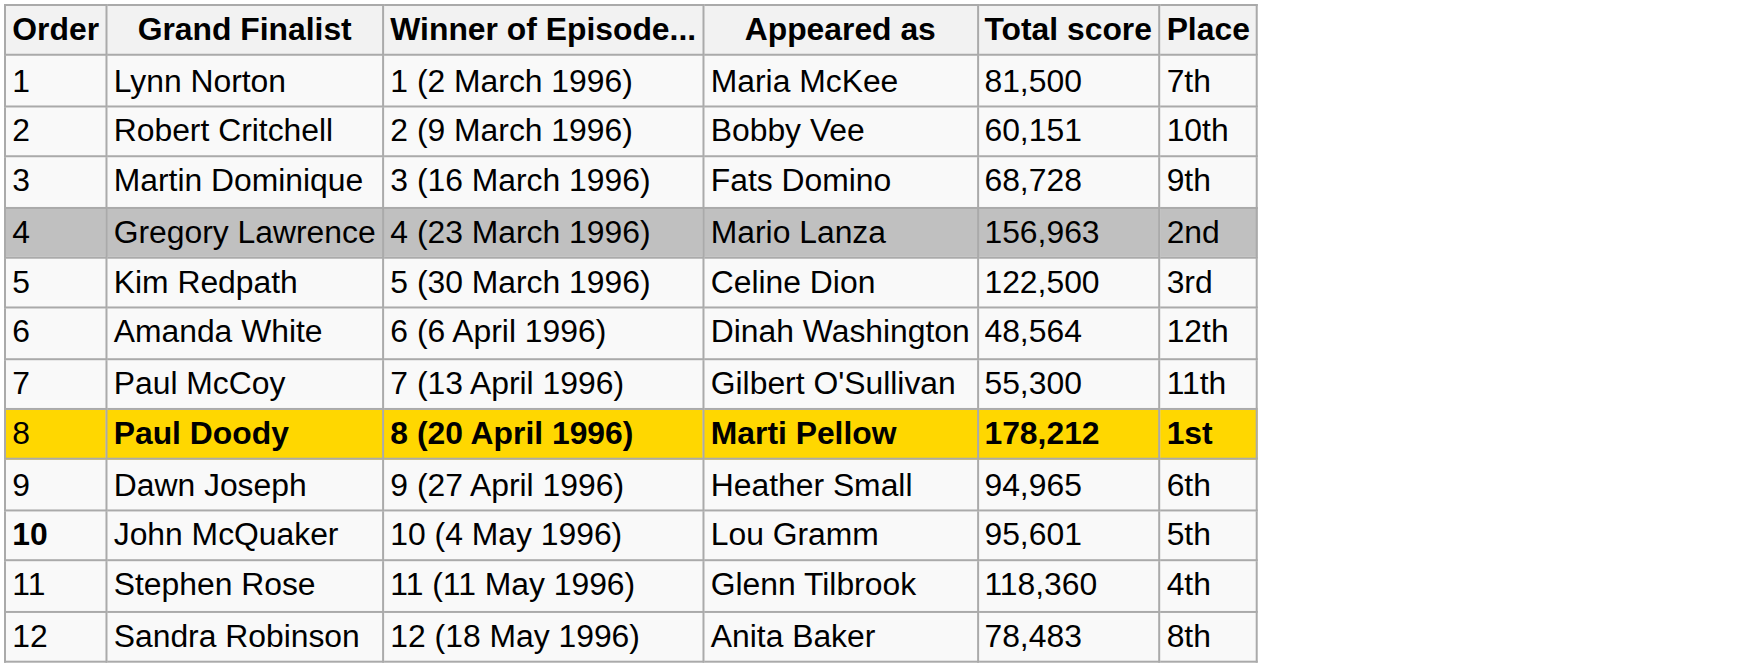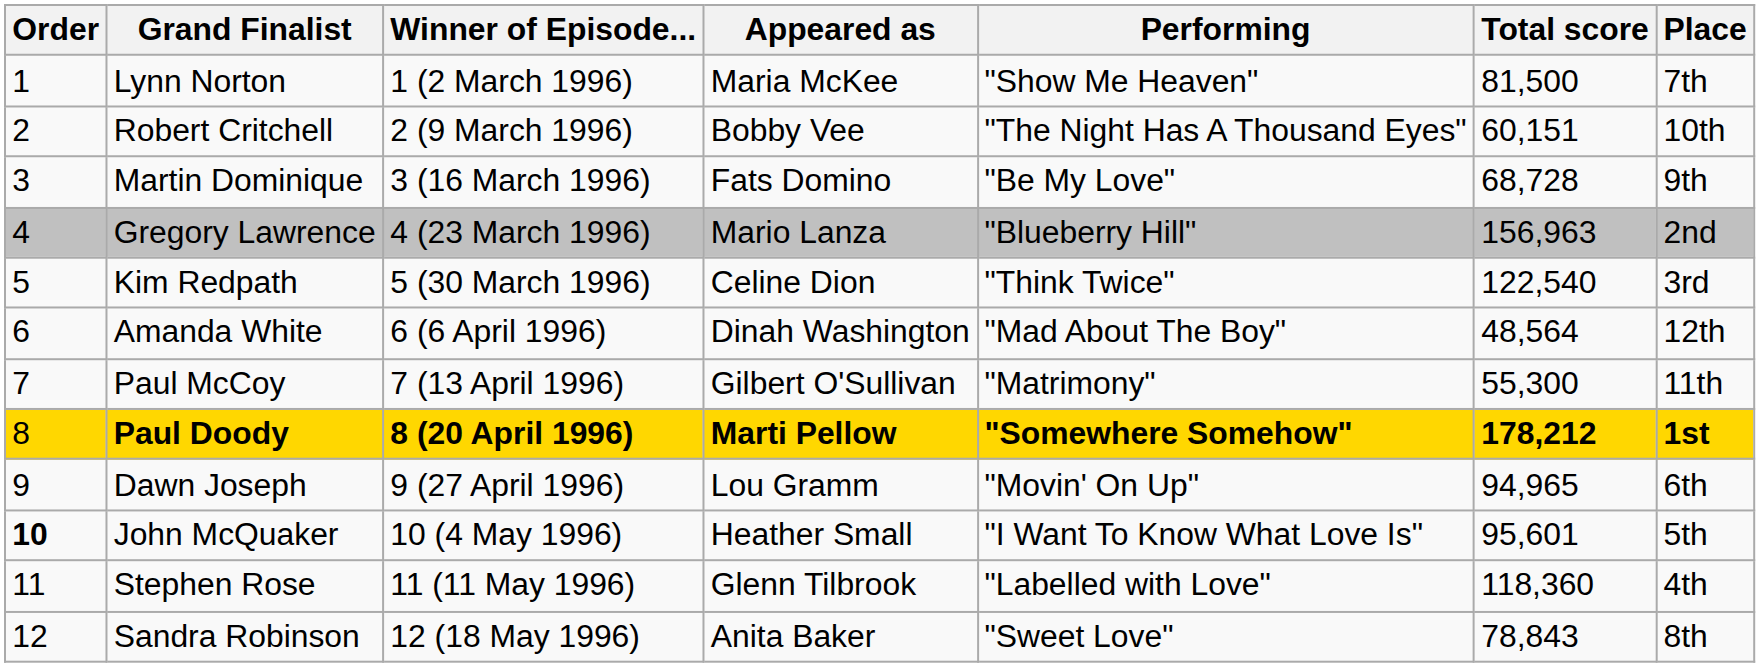+ column: (1226, 29)
(1042, 282) 122,500 -> (1539, 282) 122,540
(812, 484) Heather Small -> (795, 484) Lou Gramm
(795, 534) Lou Gramm -> (812, 534) Heather Small
(1033, 635) 78,483 -> (1530, 635) 78,843
